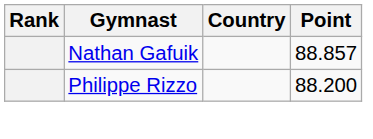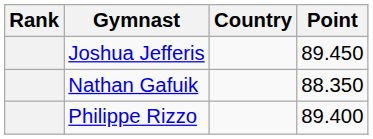+ row: (137, 52)
(326, 52) 88.857 -> (332, 85) 88.350
(326, 85) 88.200 -> (332, 117) 89.400
